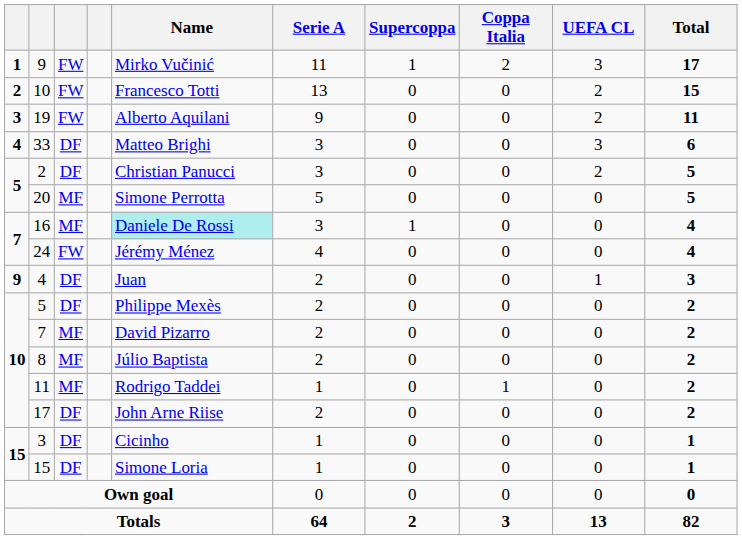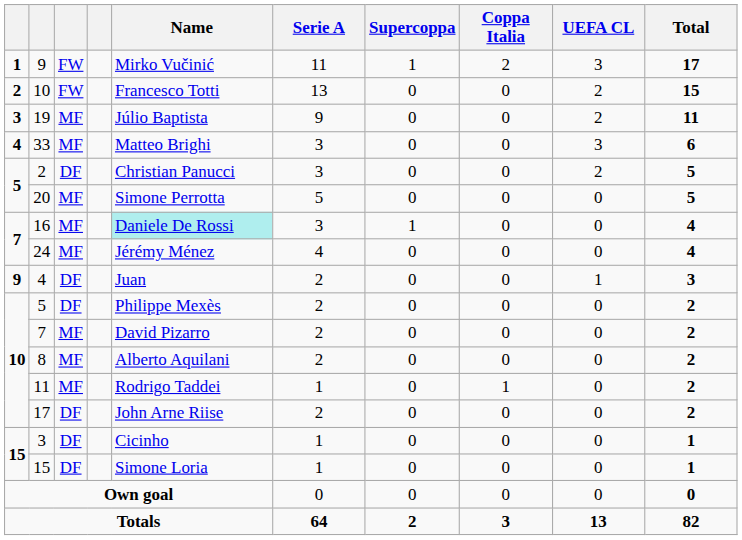(71, 117) FW -> (71, 117) MF
(172, 117) Alberto Aquilani -> (161, 117) Júlio Baptista
(71, 144) DF -> (71, 144) MF
(71, 252) FW -> (71, 252) MF
(161, 359) Júlio Baptista -> (172, 359) Alberto Aquilani
